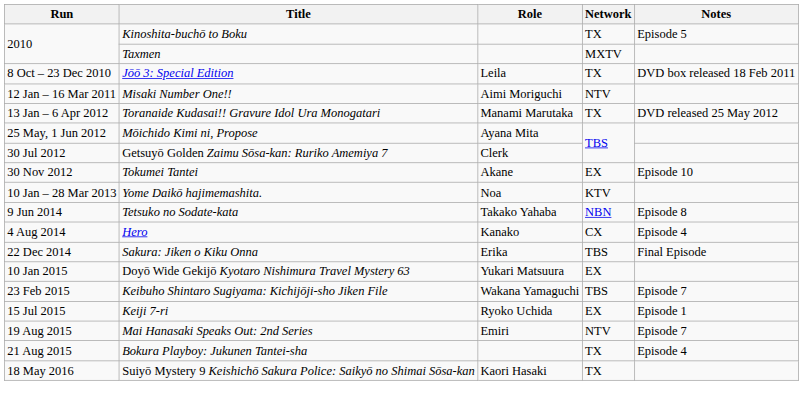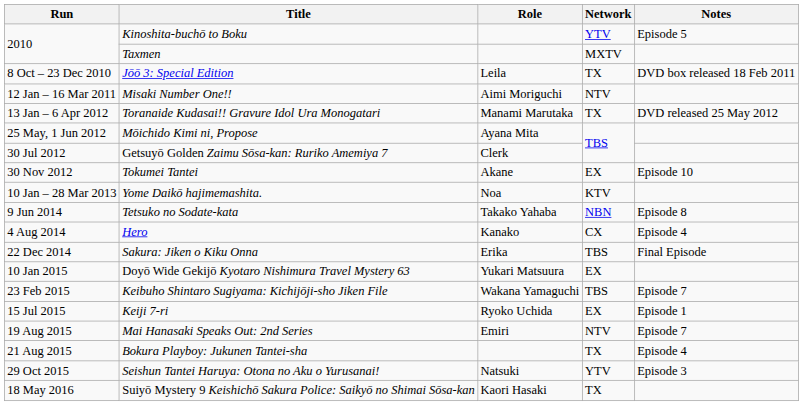(593, 34) TX -> (598, 34) YTV
+ row: (251, 370)
